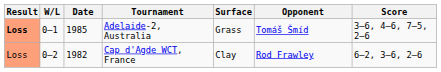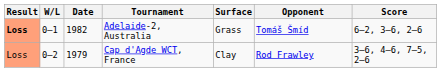(77, 31) 1985 -> (77, 31) 1982
(391, 31) 3–6, 4–6, 7–5, 2–6 -> (388, 31) 6–2, 3–6, 2–6
(77, 55) 1982 -> (77, 55) 1979
(388, 55) 6–2, 3–6, 2–6 -> (391, 55) 3–6, 4–6, 7–5, 2–6
